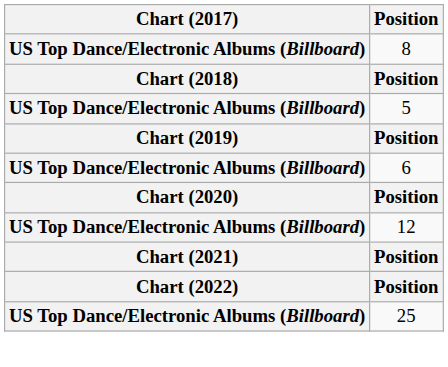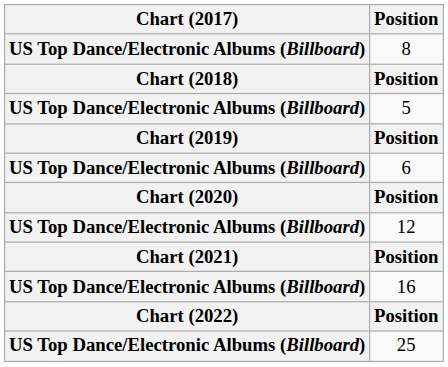+ row: (406, 286)
